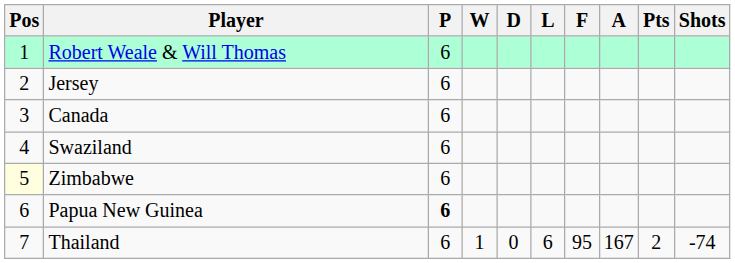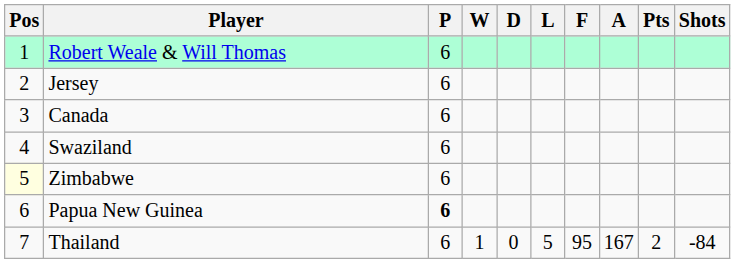(548, 242) 6 -> (548, 242) 5
(702, 242) -74 -> (702, 242) -84
